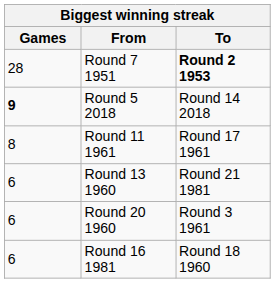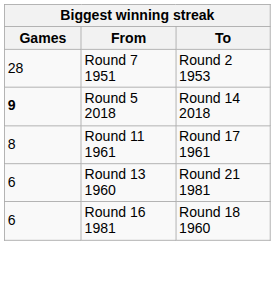(207, 68) bold -> (206, 68) normal
- row: (115, 220)
